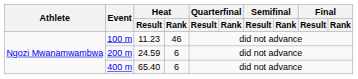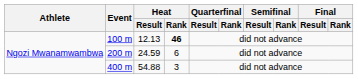(149, 39) 11.23 -> (149, 39) 12.13
(176, 39) normal -> (176, 39) bold
(149, 67) 65.40 -> (149, 67) 54.88
(176, 67) 6 -> (176, 67) 3
